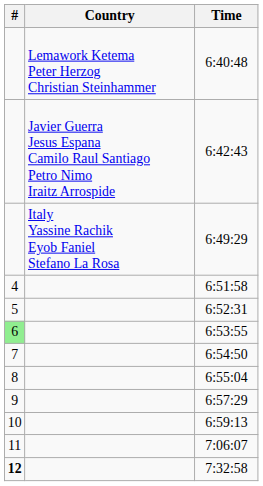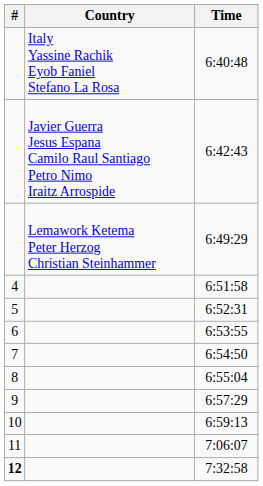(92, 71) Lemawork Ketema Peter Herzog Christian Steinhammer -> (74, 63) Italy Yassine Rachik Eyob Faniel Stefano La Rosa
(74, 239) Italy Yassine Rachik Eyob Faniel Stefano La Rosa -> (92, 247) Lemawork Ketema Peter Herzog Christian Steinhammer
(15, 332) lightgreen background -> (15, 332) no background
